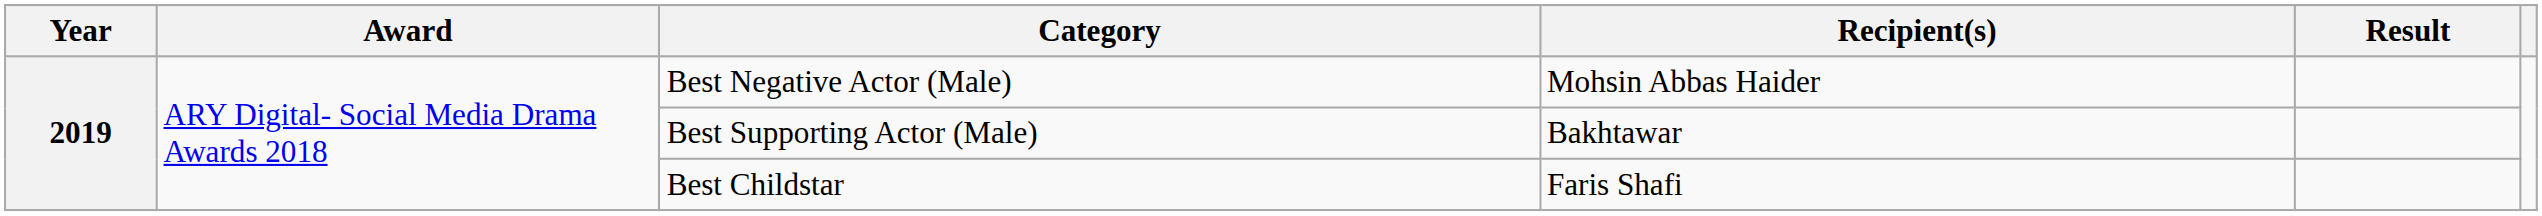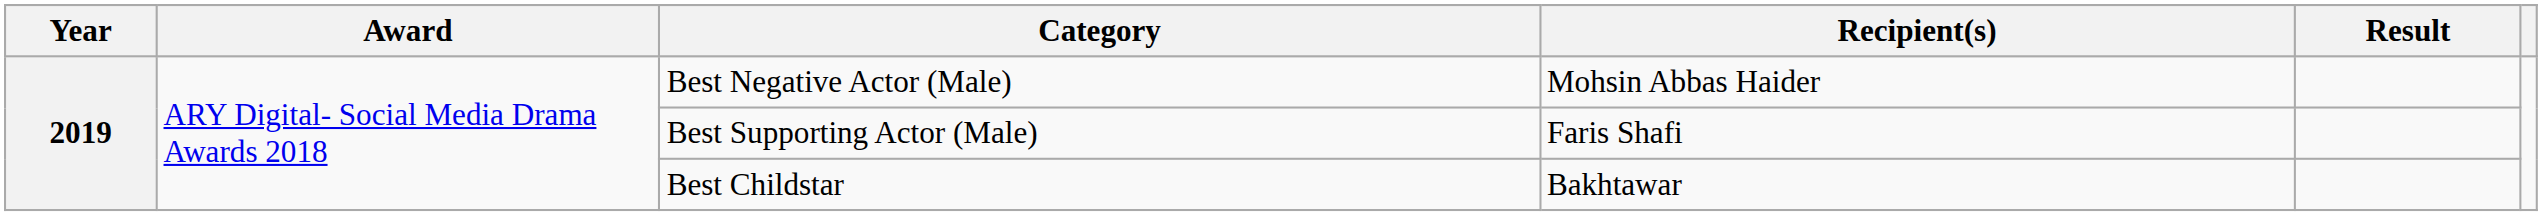(1614, 133) Bakhtawar -> (1615, 133) Faris Shafi
(1615, 184) Faris Shafi -> (1614, 184) Bakhtawar
